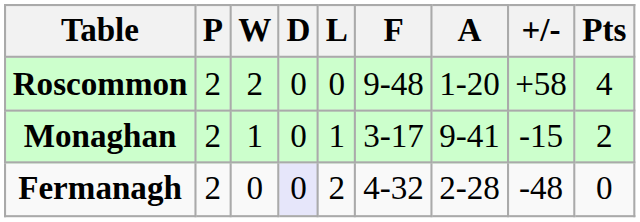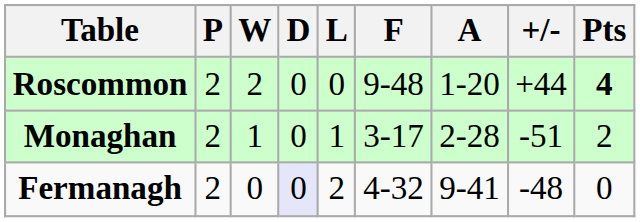(541, 83) +58 -> (541, 83) +44
(604, 83) normal -> (604, 83) bold
(470, 135) 9-41 -> (470, 135) 2-28
(541, 135) -15 -> (541, 135) -51
(470, 188) 2-28 -> (470, 188) 9-41
